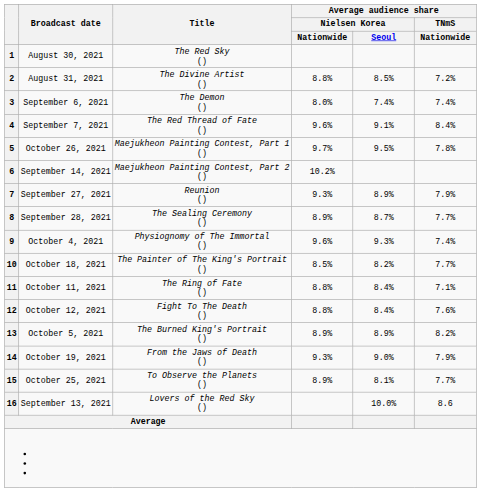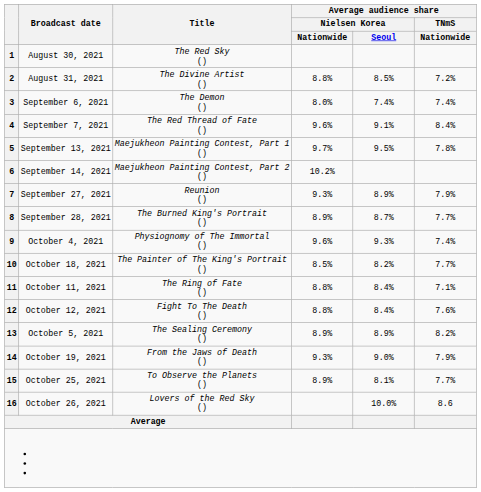(66, 149) October 26, 2021 -> (66, 149) September 13, 2021
(202, 218) The Sealing Ceremony () -> (202, 218) The Burned King's Portrait ()
(202, 334) The Burned King's Portrait () -> (202, 334) The Sealing Ceremony ()
(66, 404) September 13, 2021 -> (66, 404) October 26, 2021
